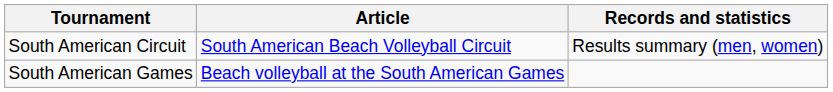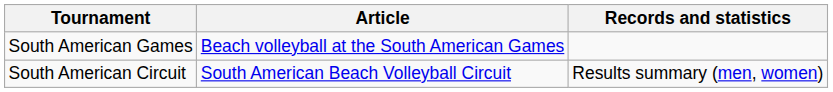rows swapped: (97, 45) <-> (101, 73)
